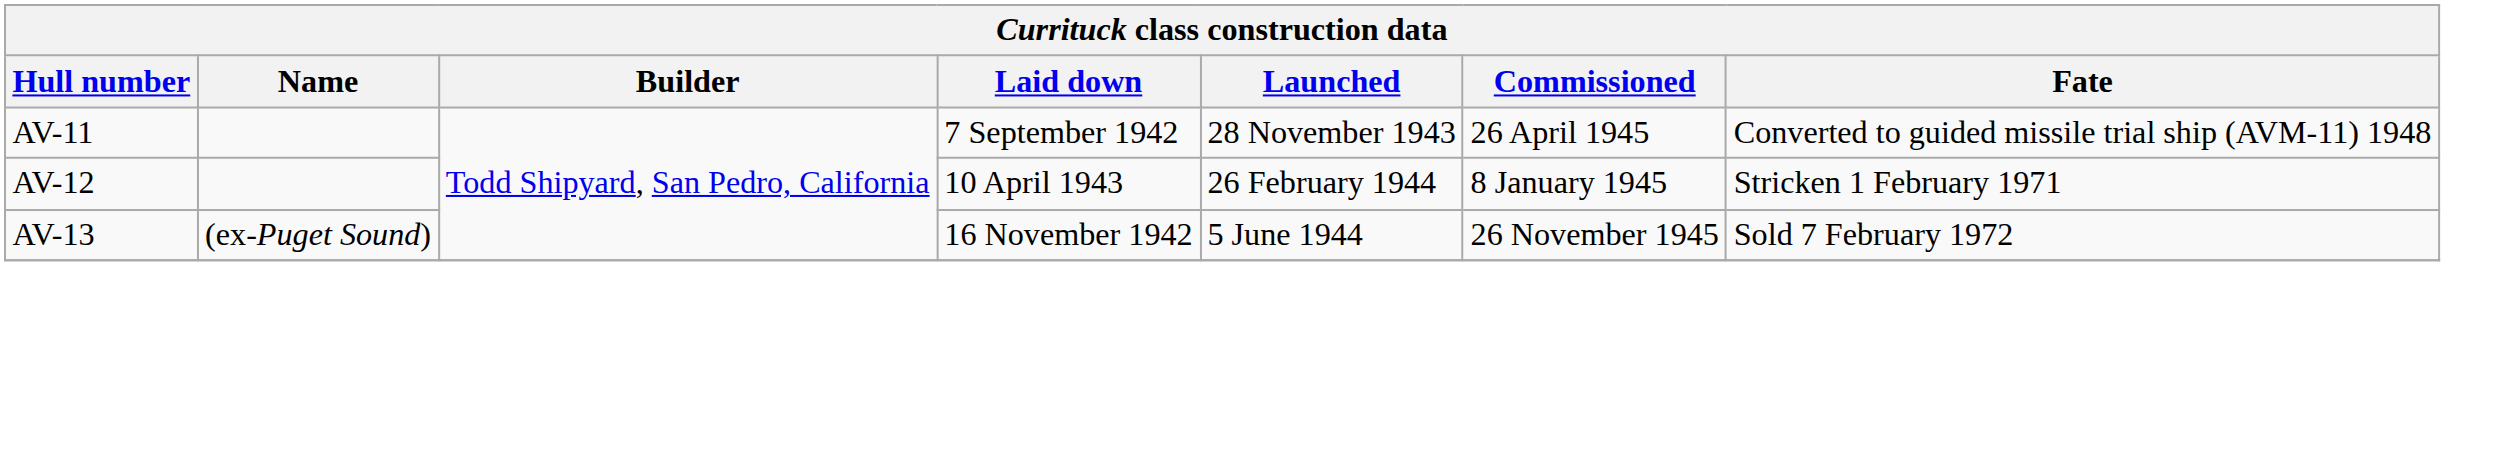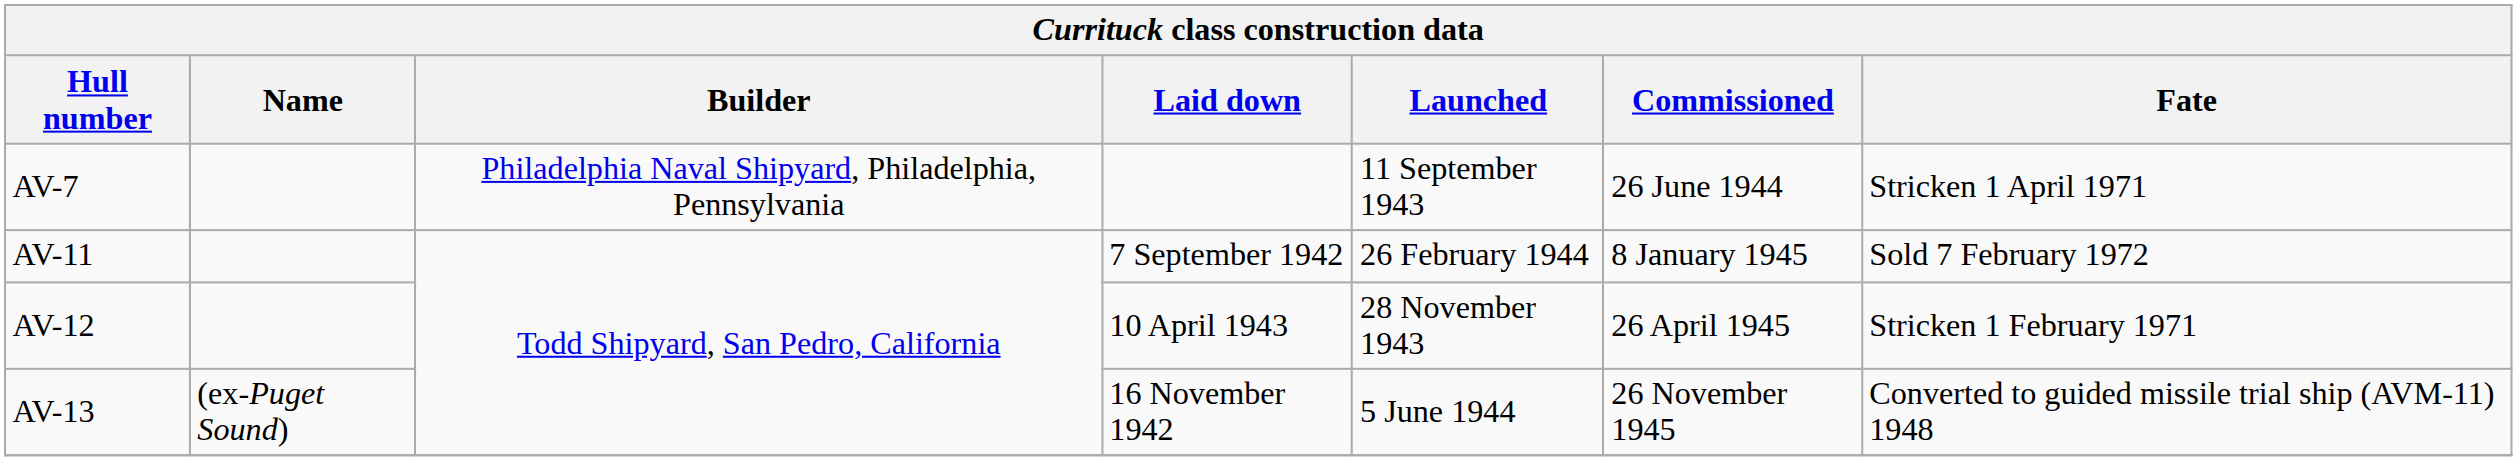+ row: (45, 186)
(1332, 132) 28 November 1943 -> (1474, 255) 26 February 1944
(1560, 132) 26 April 1945 -> (1710, 255) 8 January 1945
(2083, 132) Converted to guided missile trial ship (AVM-11) 1948 -> (2009, 255) Sold 7 February 1972
(1322, 183) 26 February 1944 -> (1448, 324) 28 November 1943
(1569, 183) 8 January 1945 -> (1701, 324) 26 April 1945
(1874, 234) Sold 7 February 1972 -> (2182, 411) Converted to guided missile trial ship (AVM-11) 1948
